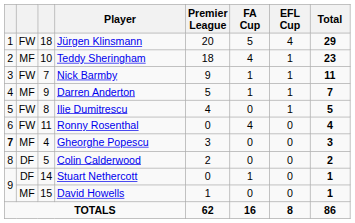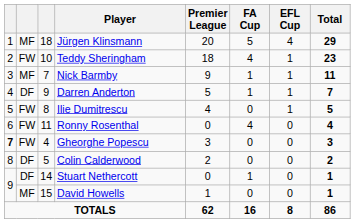(27, 42) FW -> (27, 42) MF
(27, 59) MF -> (27, 59) FW
(27, 75) FW -> (27, 75) MF
(27, 92) MF -> (27, 92) DF
(27, 143) MF -> (27, 143) FW
